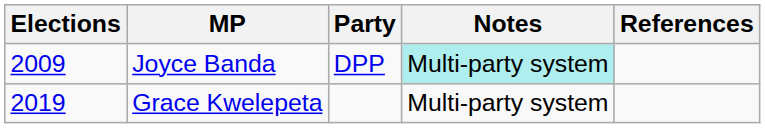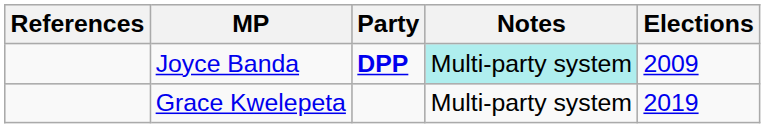columns swapped: (66, 24) <-> (687, 24)
(359, 63) normal -> (383, 63) bold
